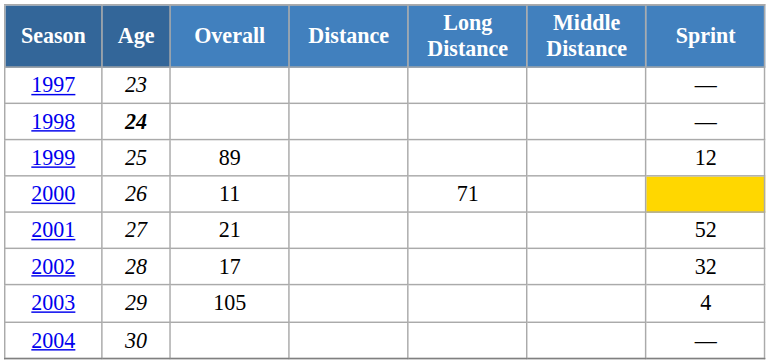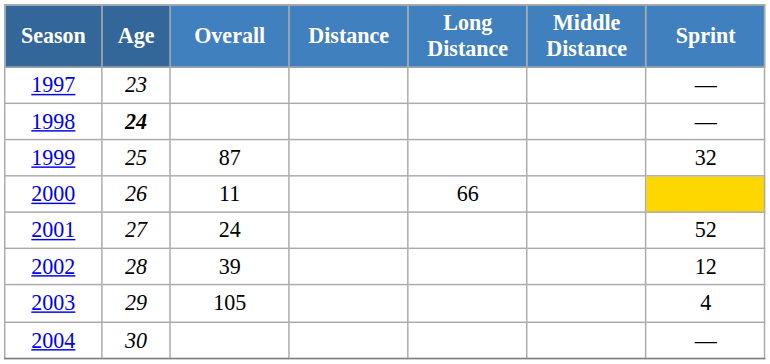(230, 157) 89 -> (230, 157) 87
(706, 157) 12 -> (706, 157) 32
(468, 194) 71 -> (468, 194) 66
(230, 230) 21 -> (230, 230) 24
(230, 267) 17 -> (230, 267) 39
(706, 267) 32 -> (706, 267) 12
